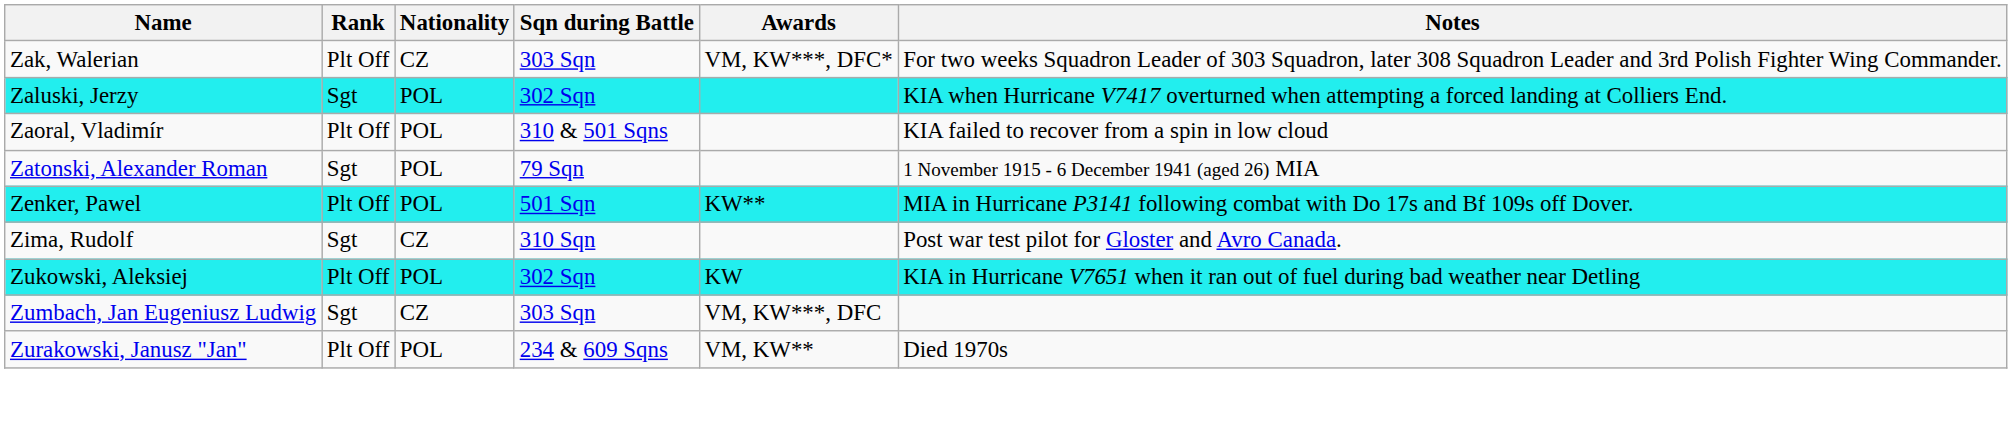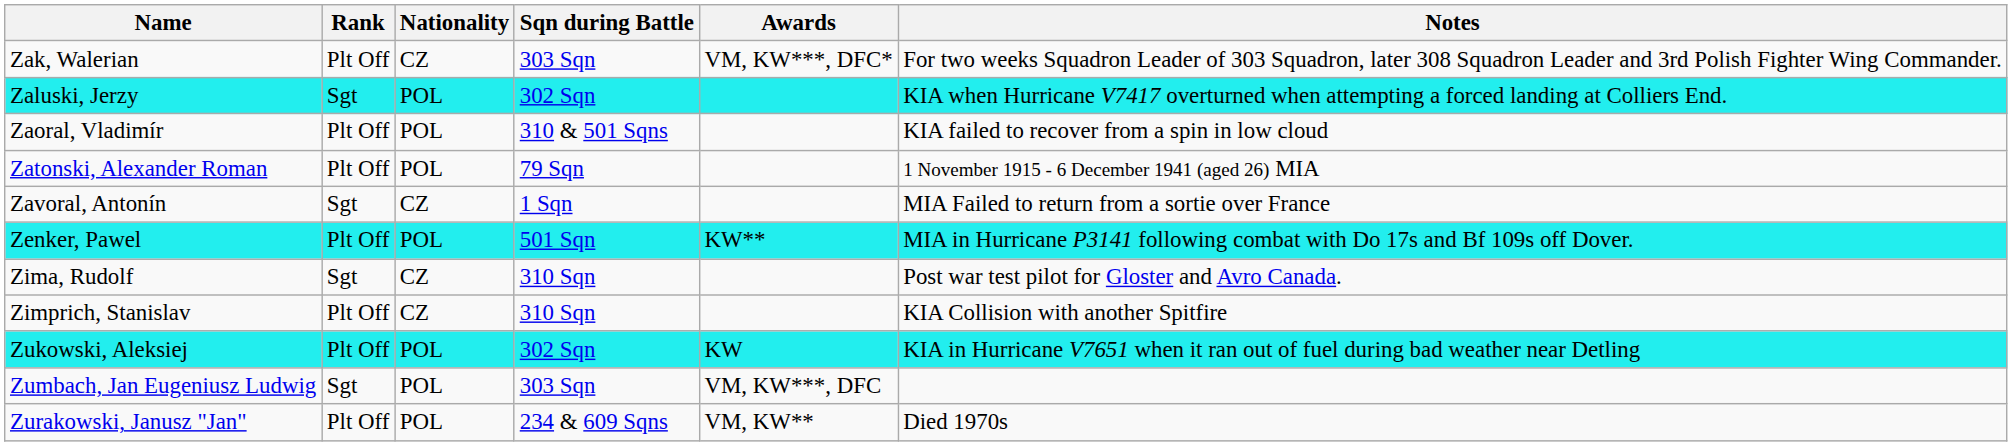(342, 167) Sgt -> (358, 167) Plt Off
+ row: (88, 204)
+ row: (100, 312)
(414, 312) CZ -> (421, 385) POL
